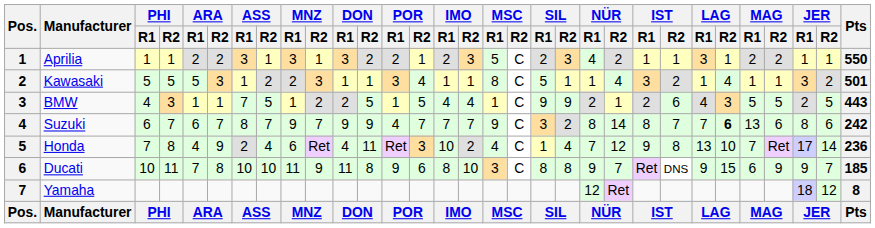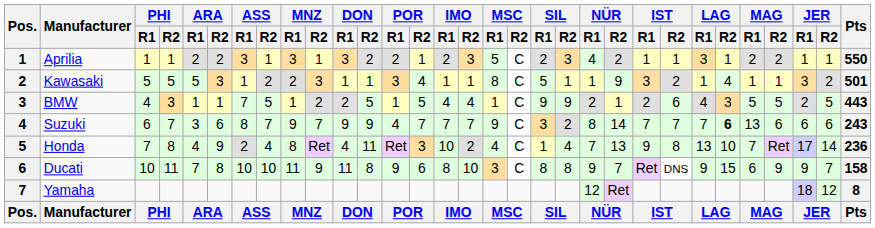(618, 81) 4 -> (618, 81) 9
(196, 124) 6 -> (196, 124) 3
(220, 124) 7 -> (220, 124) 6
(646, 124) 8 -> (646, 124) 7
(805, 124) 8 -> (805, 124) 6
(856, 124) 242 -> (856, 124) 243
(293, 146) 6 -> (293, 146) 8
(618, 146) 12 -> (618, 146) 13
(856, 168) 185 -> (856, 168) 158
